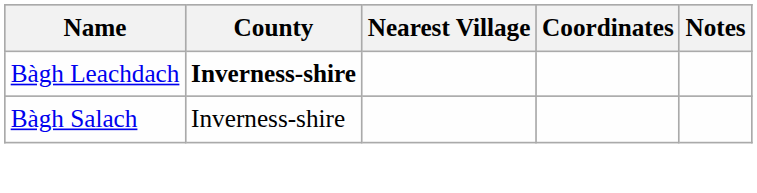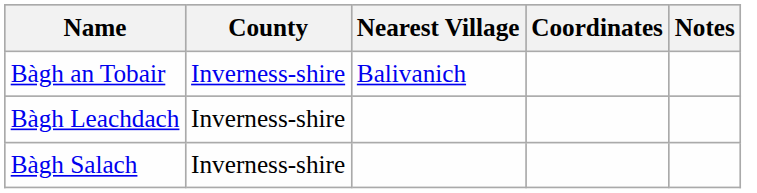+ row: (88, 72)
(274, 72) bold -> (268, 118) normal
